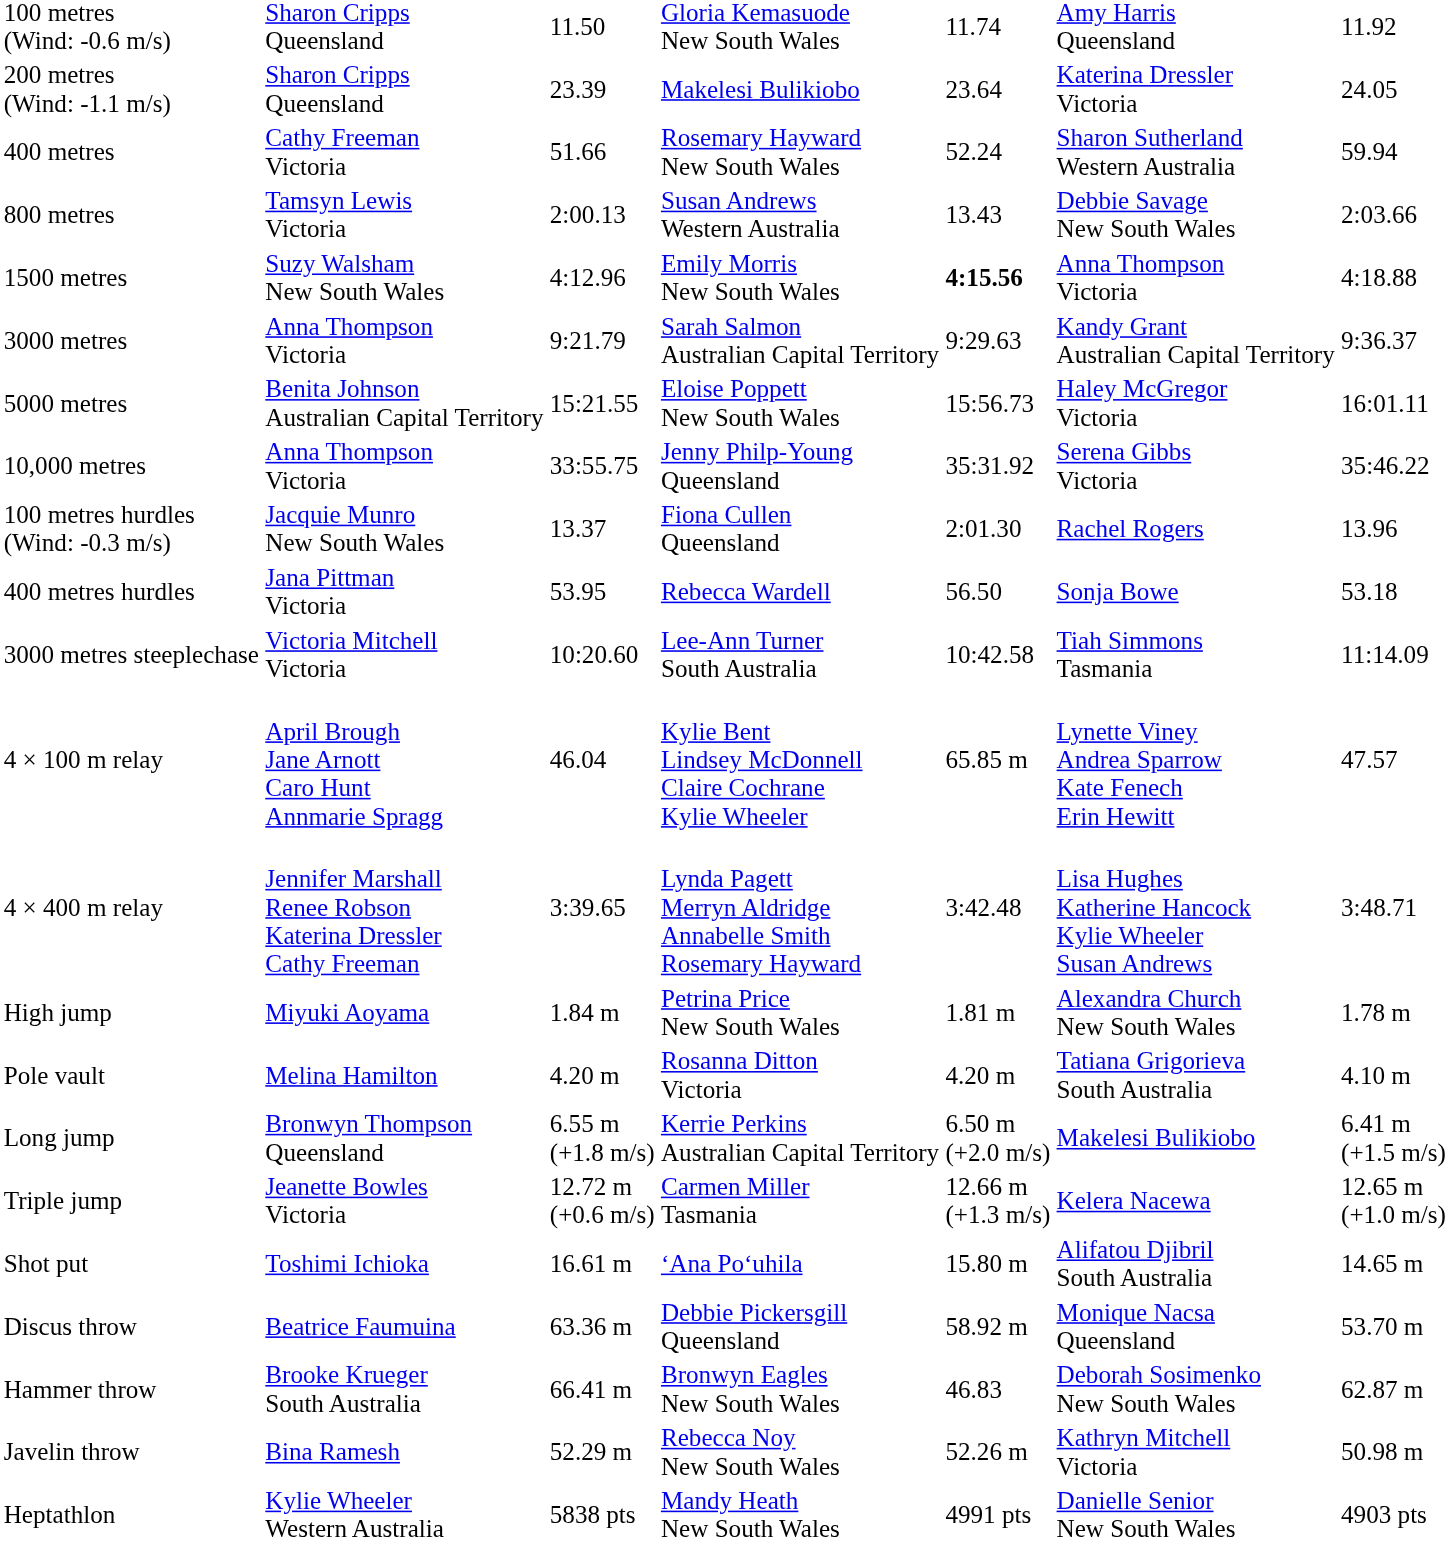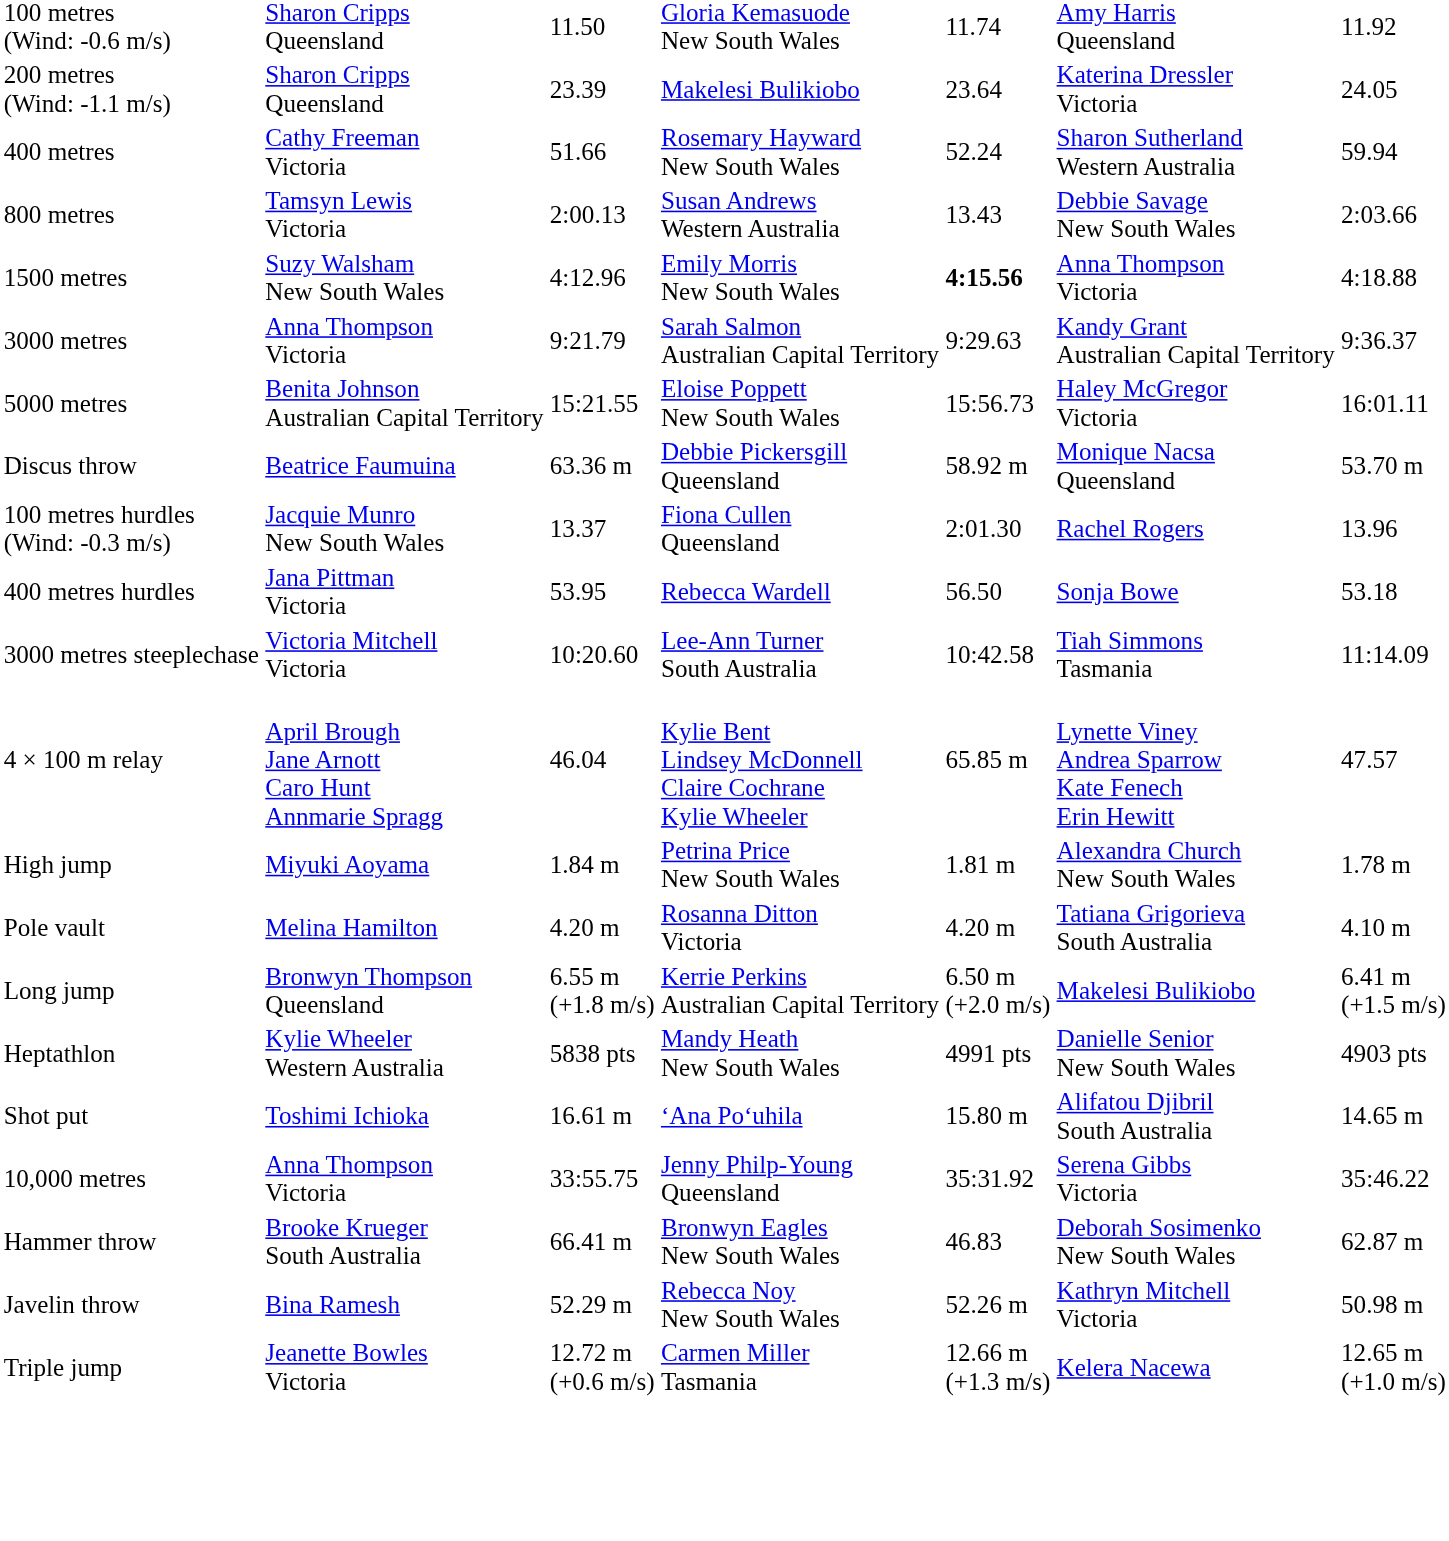rows swapped: (75, 466) <-> (70, 1326)
- row: (83, 907)
rows swapped: (63, 1201) <-> (60, 1515)
